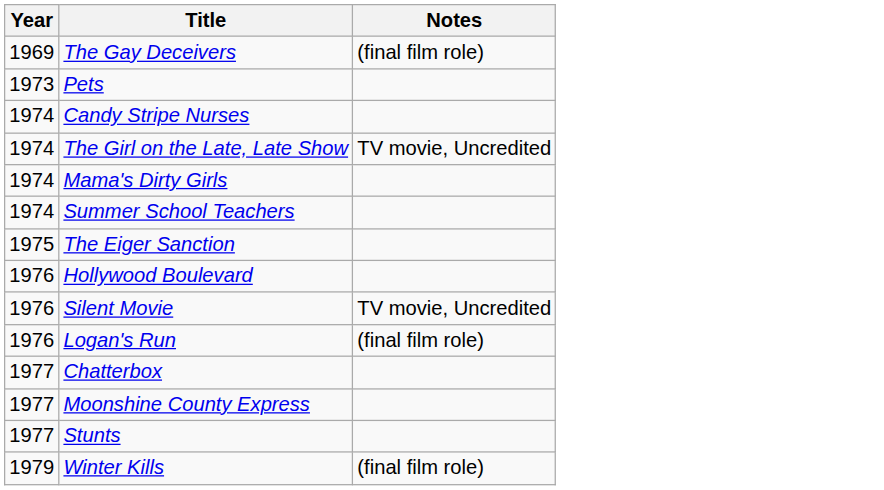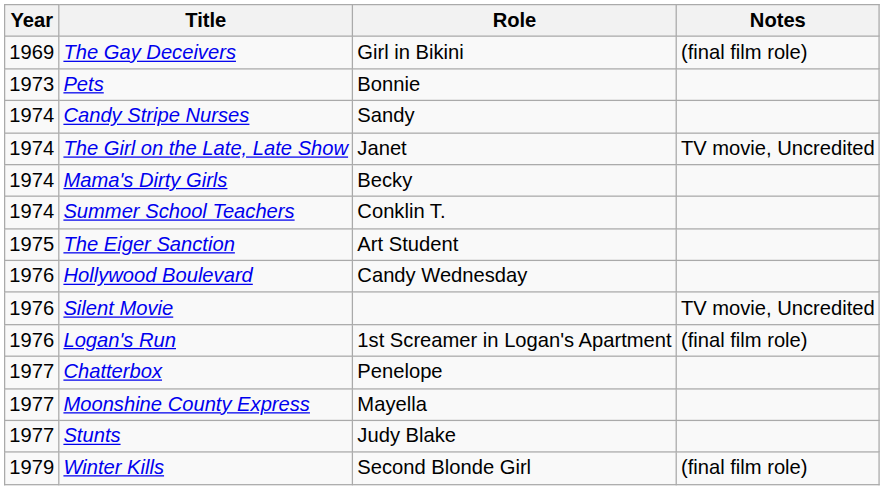+ column: (514, 20)
